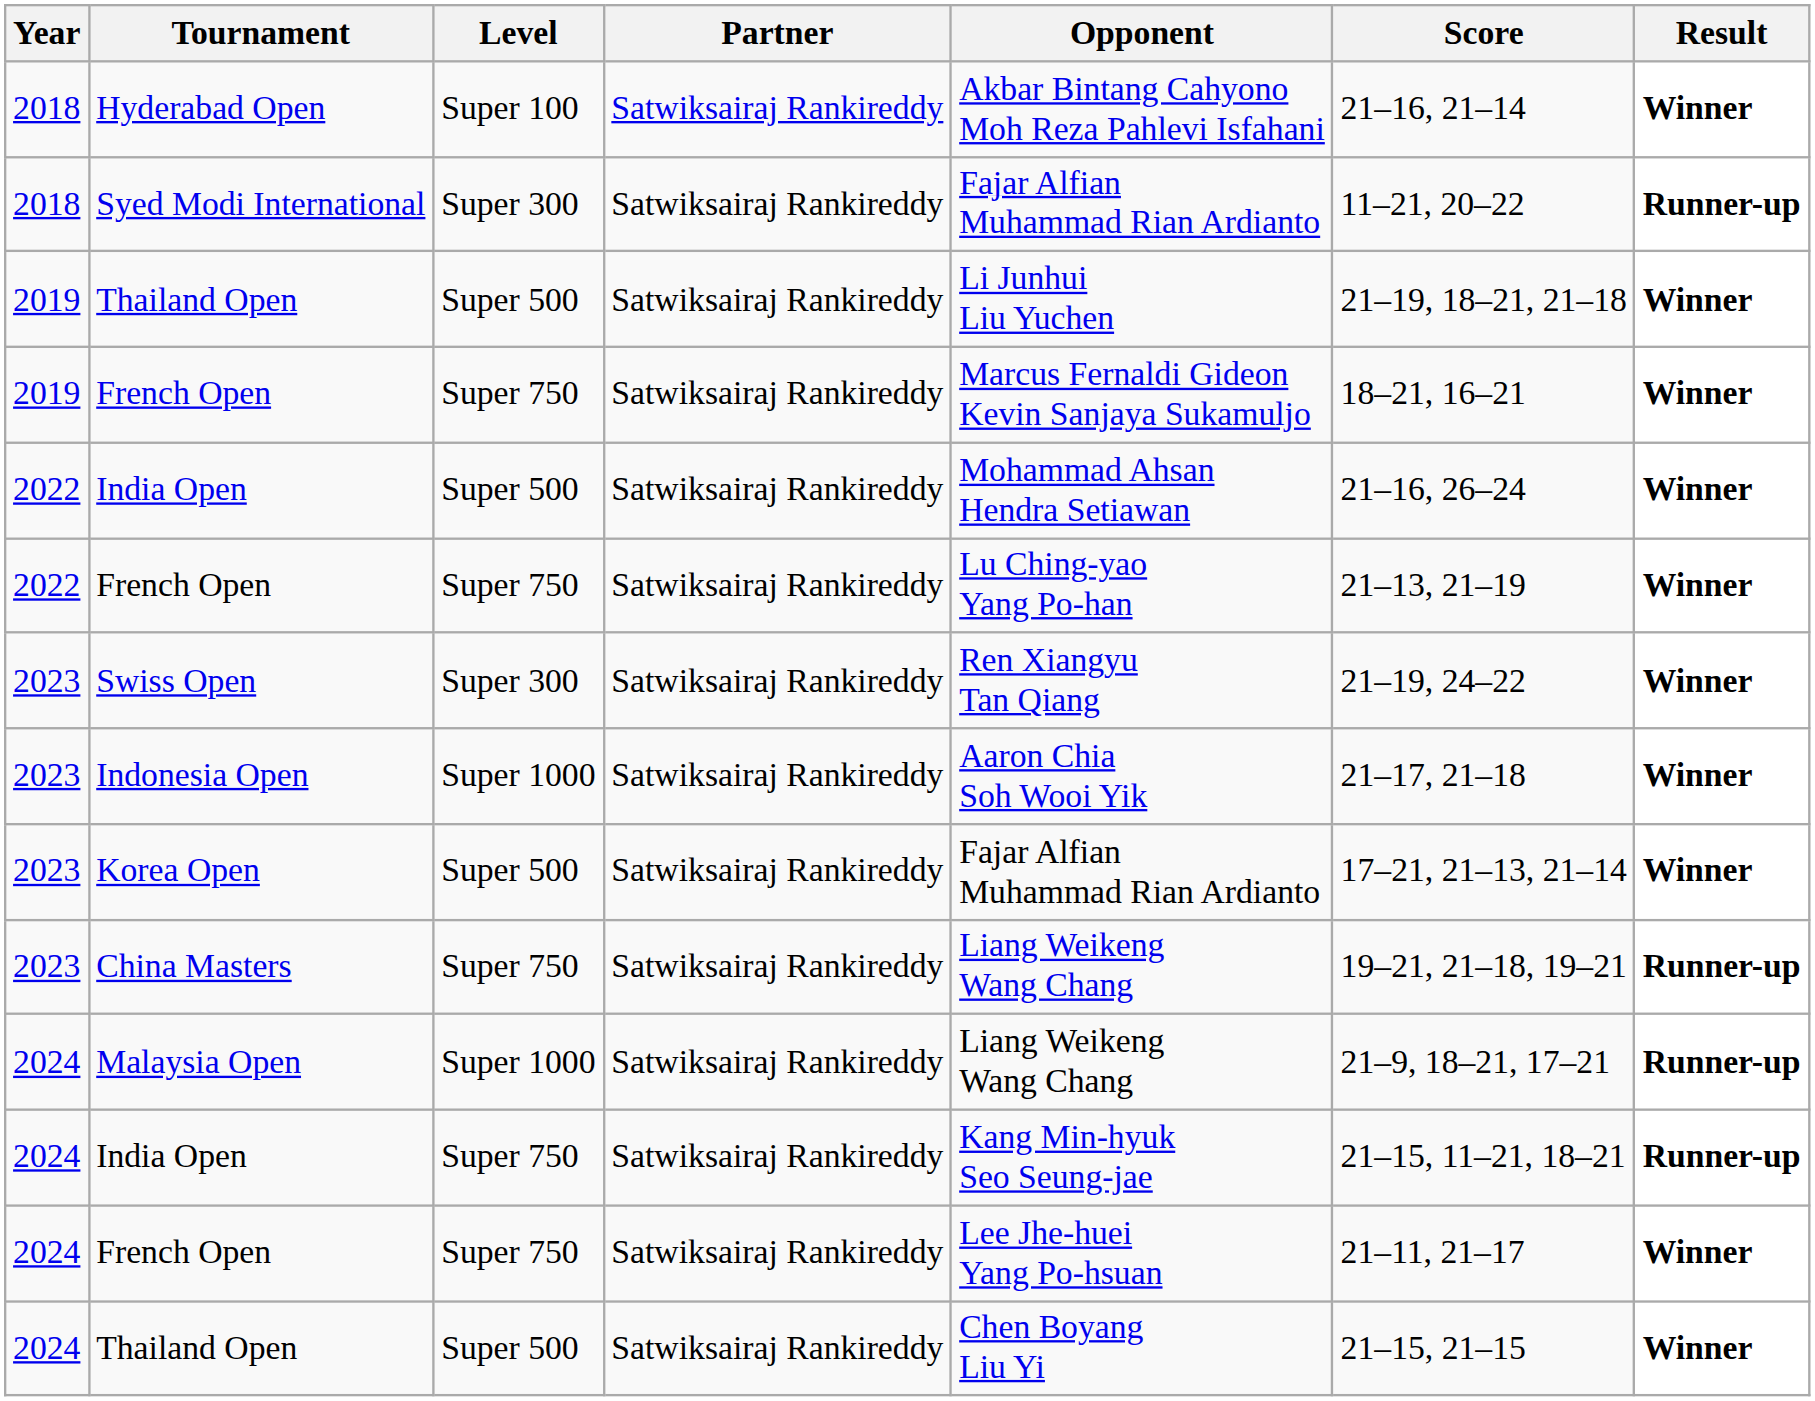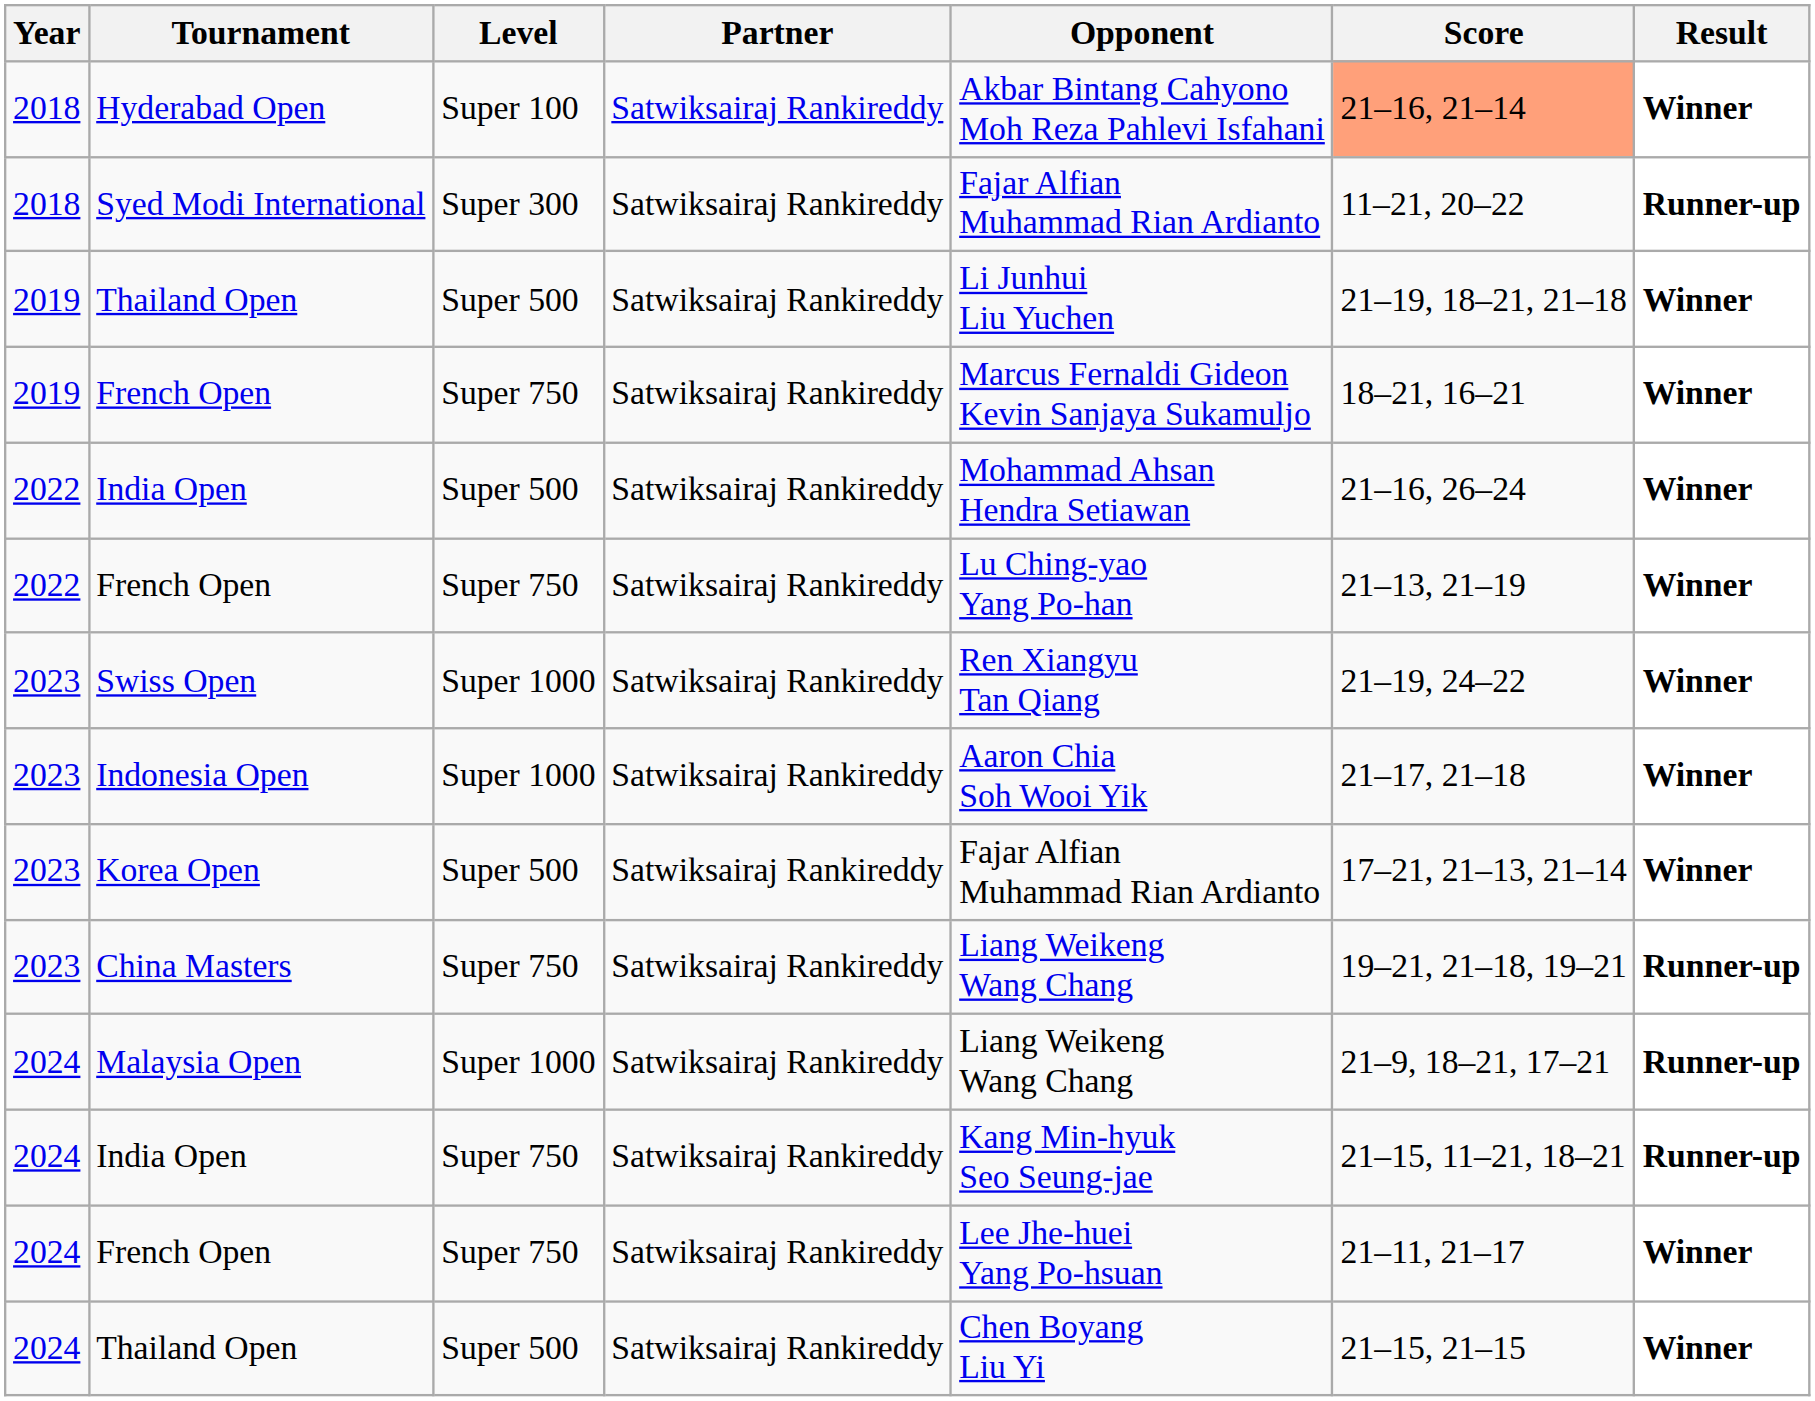(1433, 108) no background -> (1433, 108) lightsalmon background
(510, 680) Super 300 -> (518, 680) Super 1000
